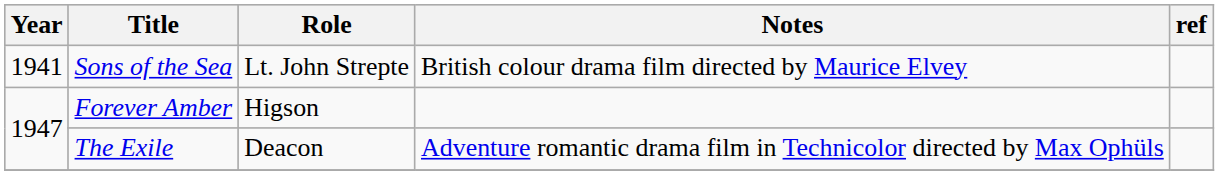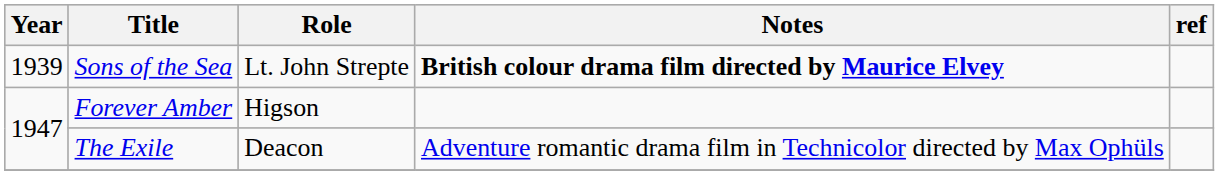(37, 66) 1941 -> (37, 66) 1939
(694, 66) normal -> (712, 66) bold
